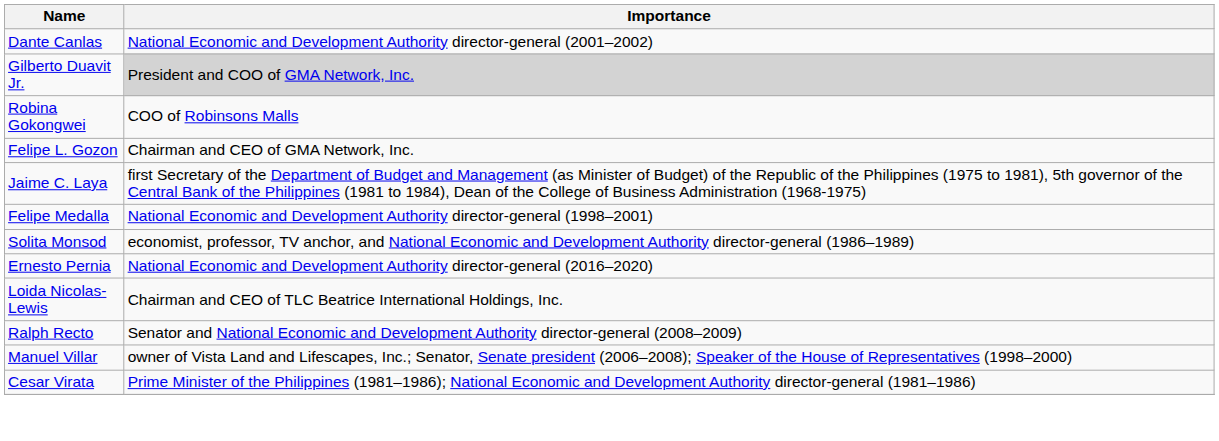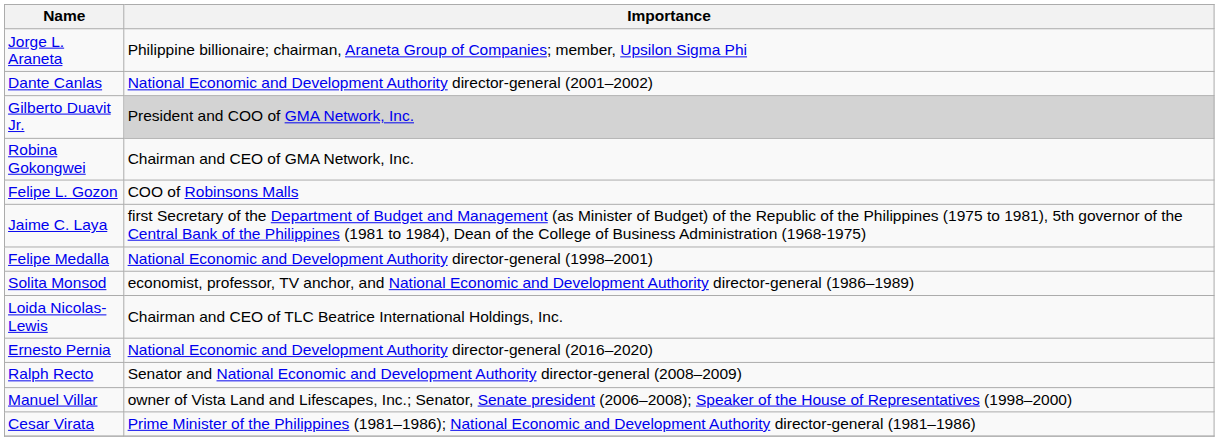+ row: (36, 50)
(213, 116) COO of Robinsons Malls -> (271, 158) Chairman and CEO of GMA Network, Inc.
(271, 150) Chairman and CEO of GMA Network, Inc. -> (213, 192) COO of Robinsons Malls
rows swapped: (57, 299) <-> (59, 266)
